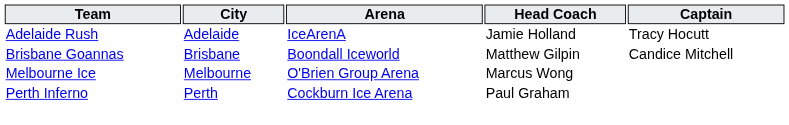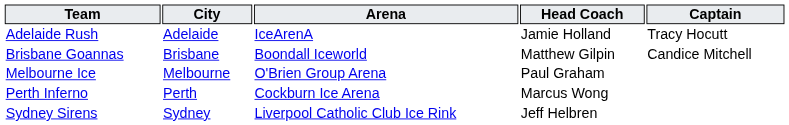(529, 74) Marcus Wong -> (563, 74) Paul Graham
(528, 93) Paul Graham -> (565, 93) Marcus Wong
+ row: (52, 113)
